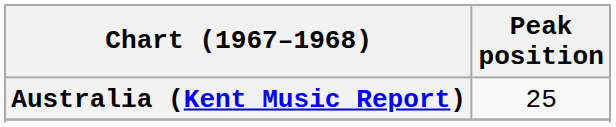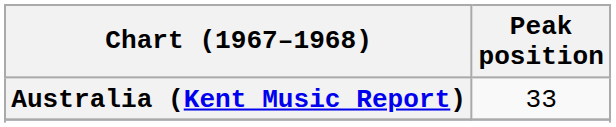(541, 99) 25 -> (541, 99) 33
